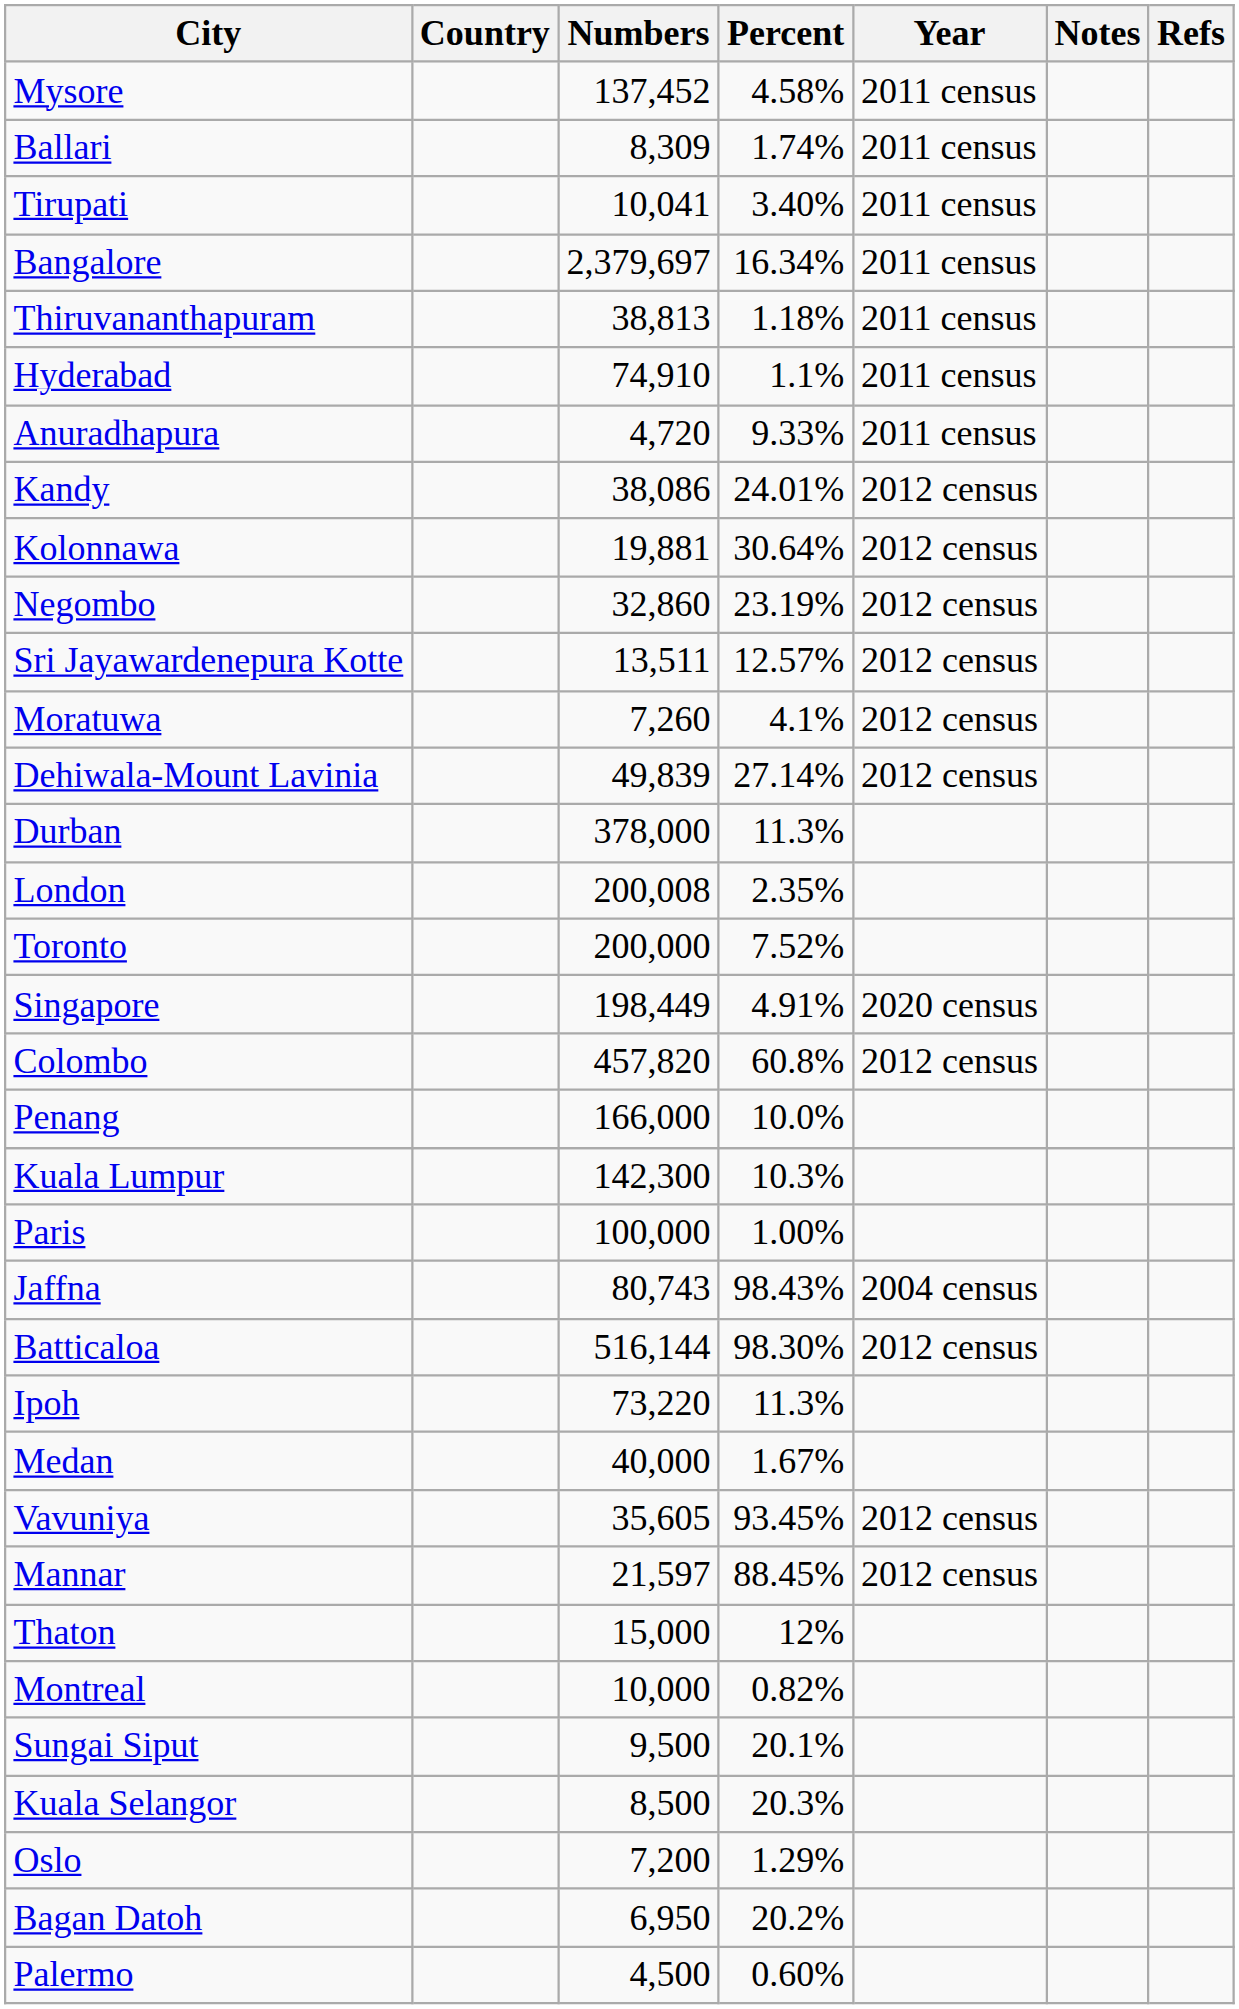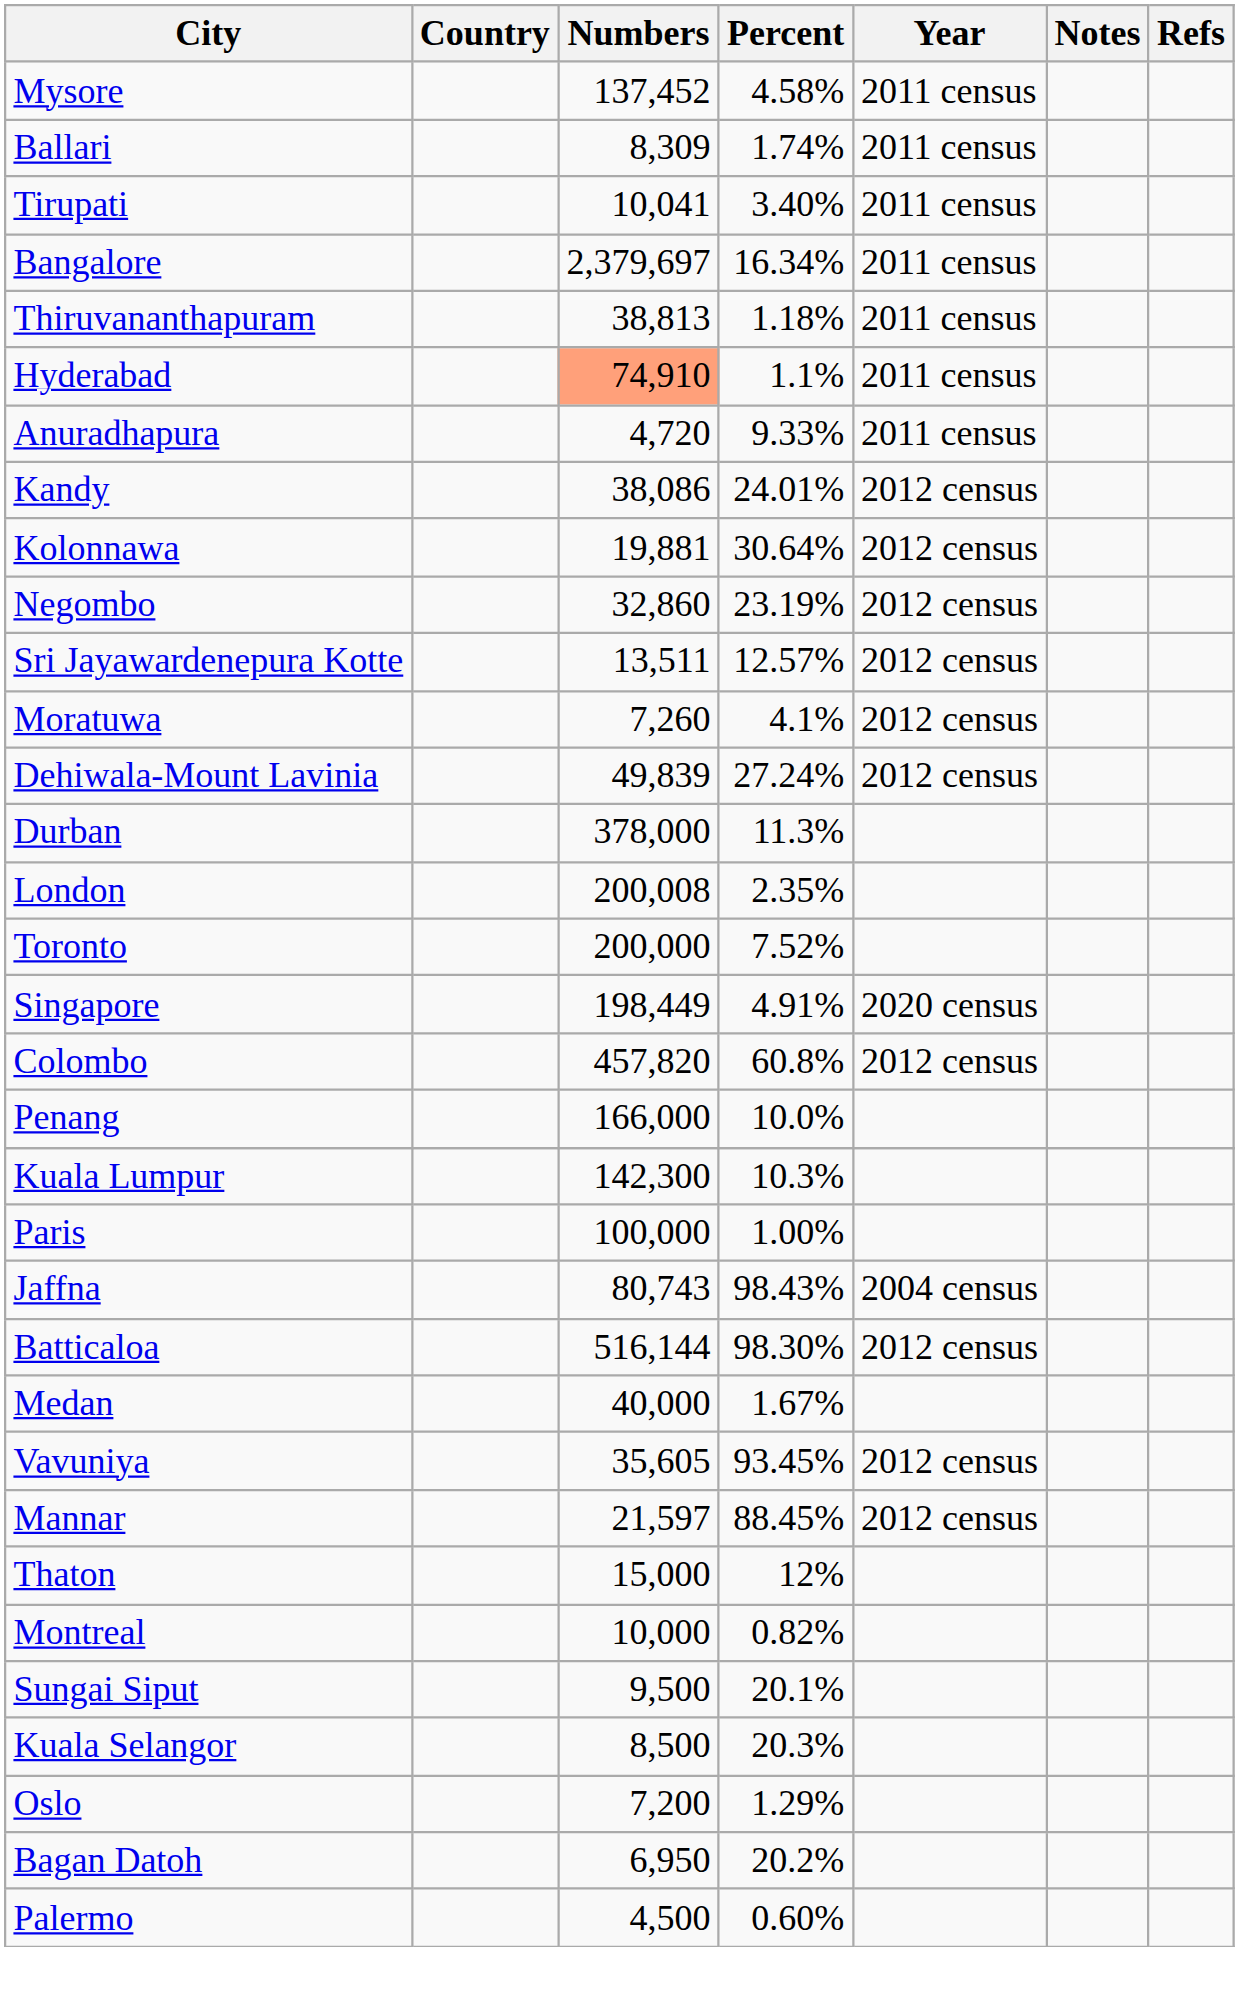(661, 375) no background -> (661, 375) lightsalmon background
(789, 775) 27.14% -> (789, 775) 27.24%
- row: (46, 1403)
